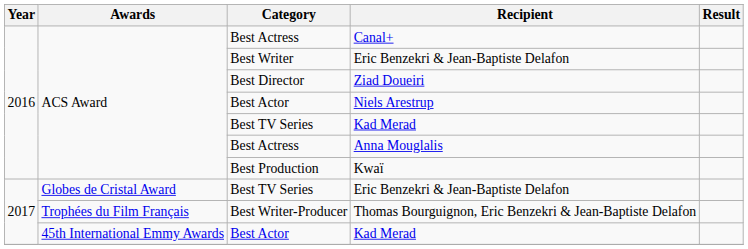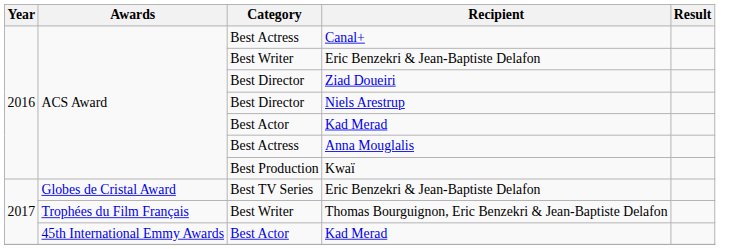(260, 102) Best Actor -> (267, 102) Best Director
(272, 124) Best TV Series -> (260, 124) Best Actor
(289, 211) Best Writer-Producer -> (262, 211) Best Writer
